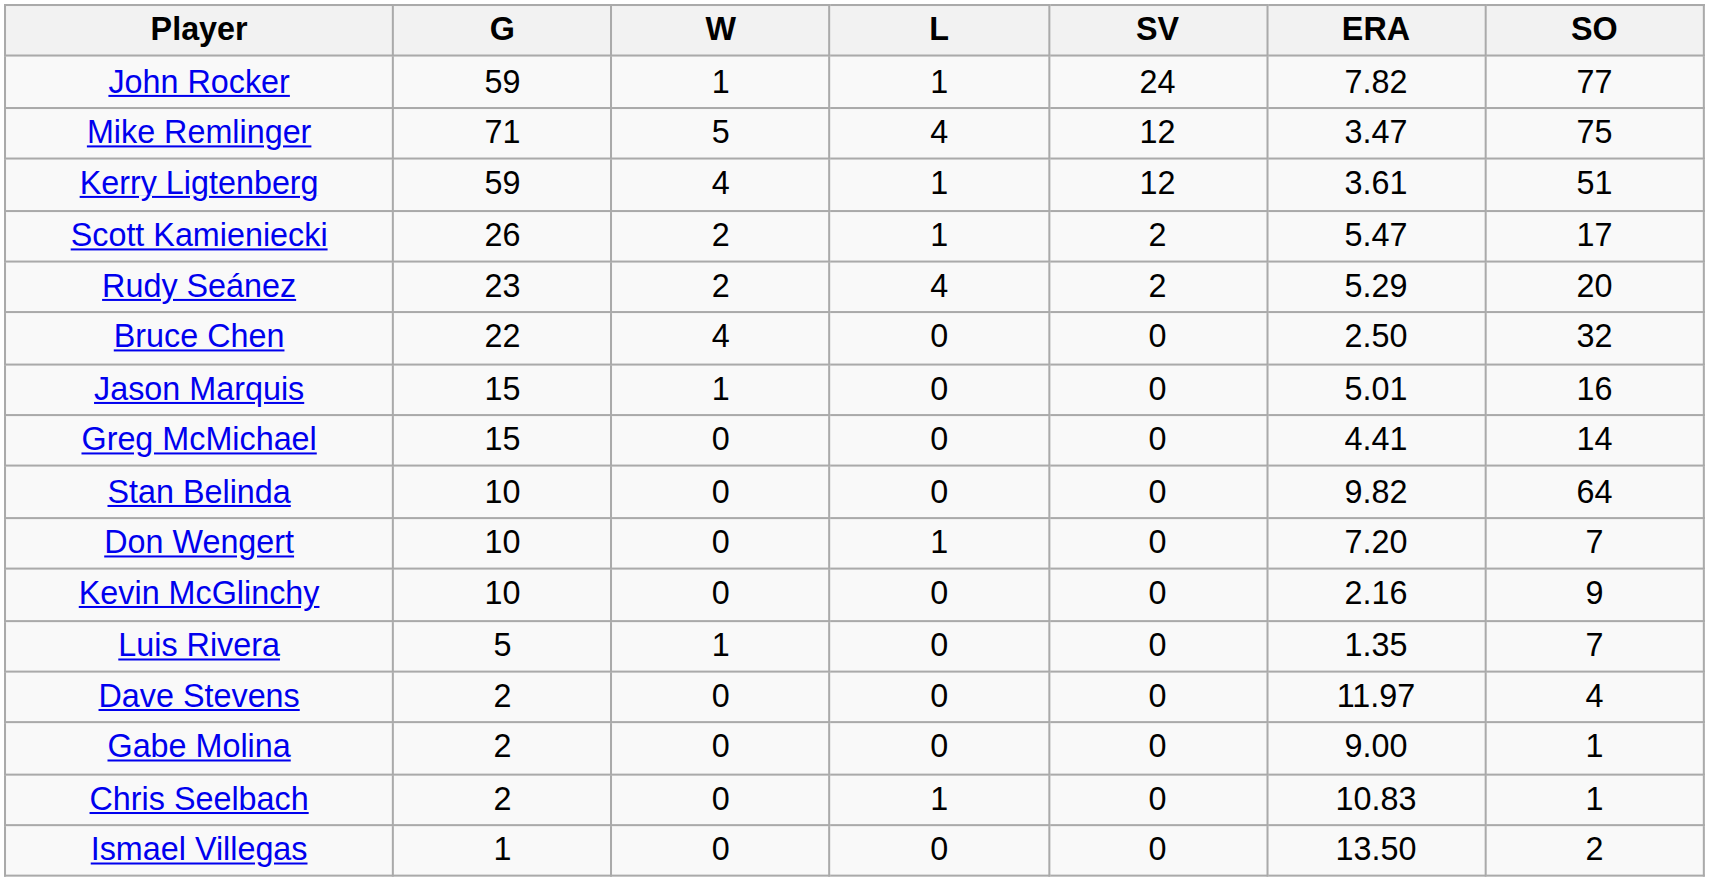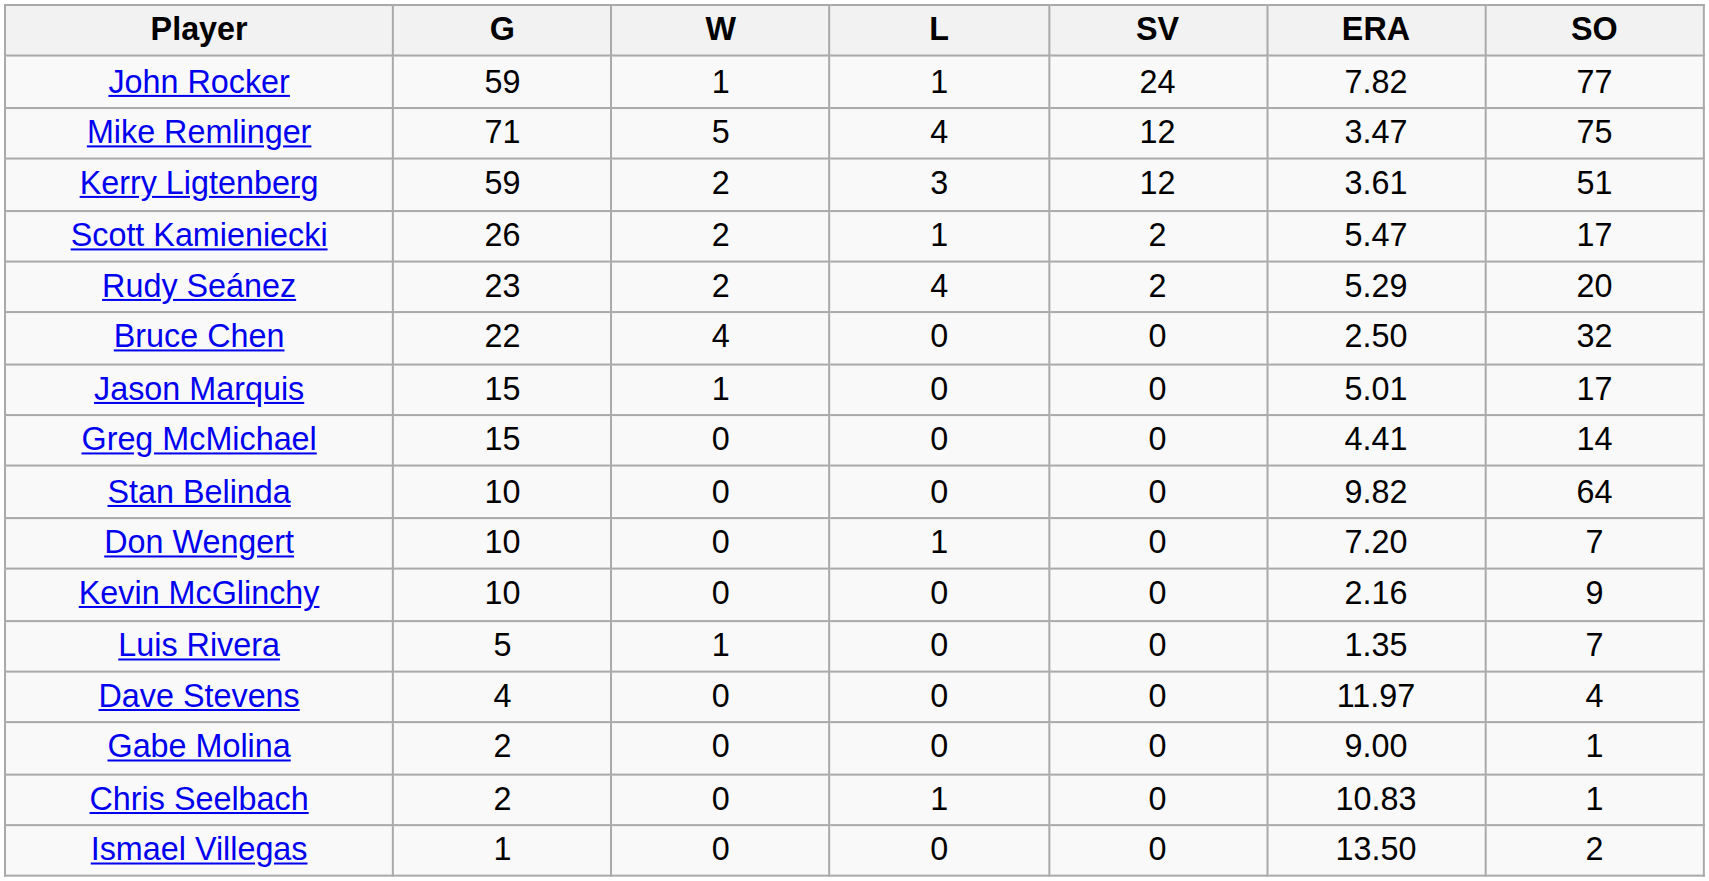(721, 183) 4 -> (721, 183) 2
(939, 183) 1 -> (939, 183) 3
(1594, 388) 16 -> (1594, 388) 17
(502, 696) 2 -> (502, 696) 4
